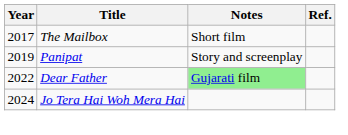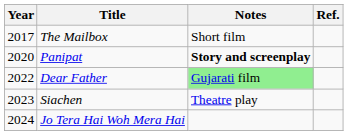(21, 57) 2019 -> (21, 57) 2020
(247, 57) normal -> (251, 57) bold
+ row: (61, 99)
